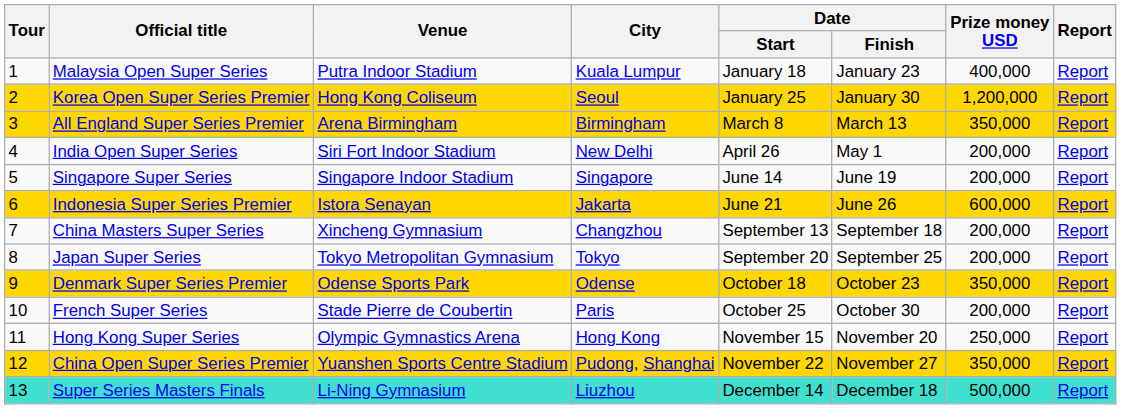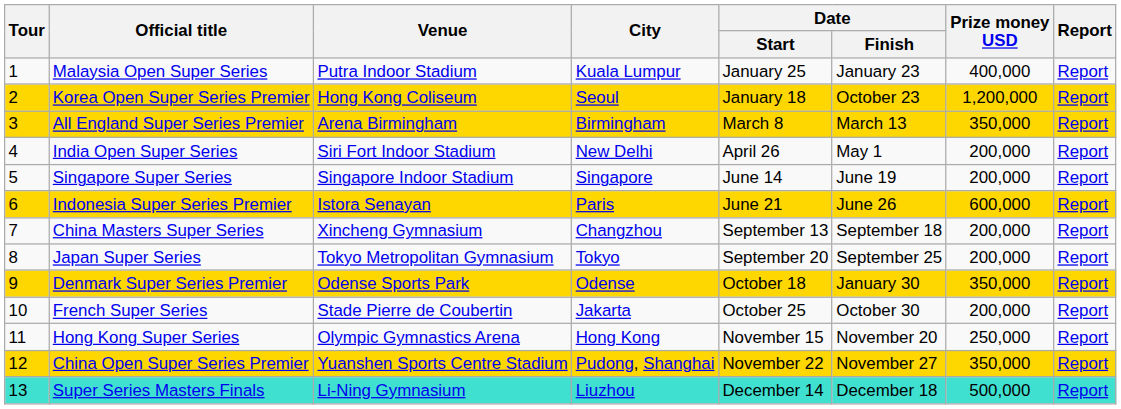(764, 71) January 18 -> (764, 71) January 25
(764, 97) January 25 -> (764, 97) January 18
(878, 97) January 30 -> (878, 97) October 23
(603, 204) Jakarta -> (595, 204) Paris
(878, 283) October 23 -> (878, 283) January 30
(595, 310) Paris -> (603, 310) Jakarta
